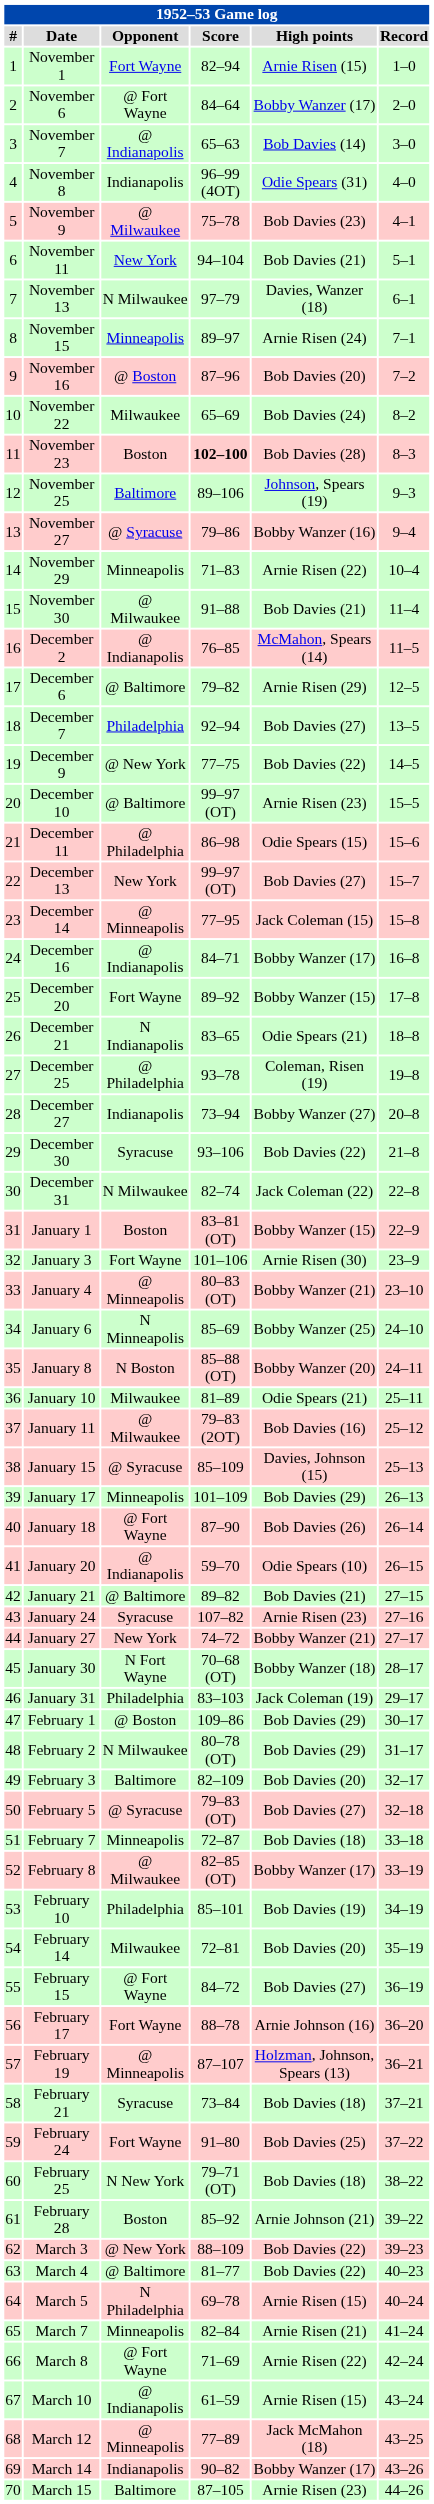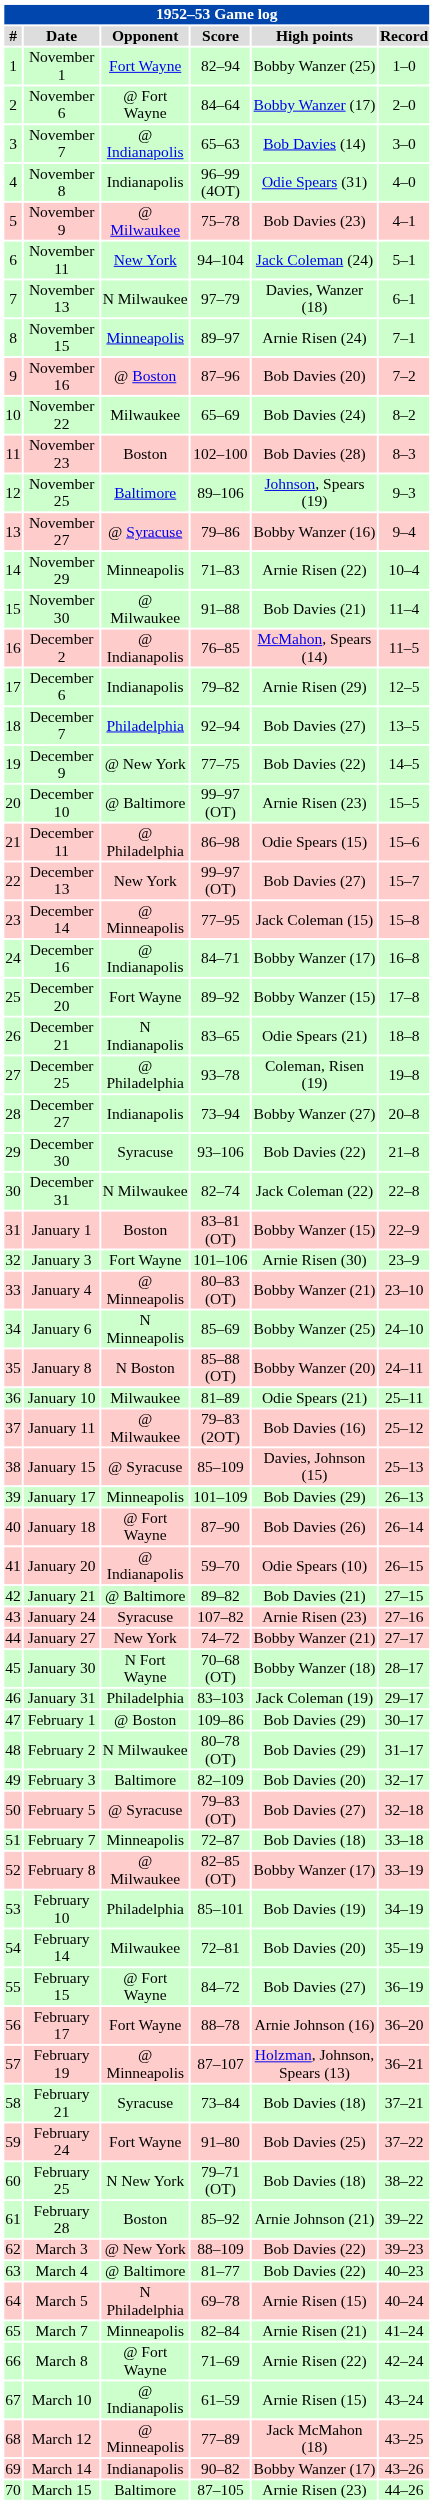(314, 66) Arnie Risen (15) -> (314, 66) Bobby Wanzer (25)
(314, 260) Bob Davies (21) -> (314, 260) Jack Coleman (24)
(220, 454) bold -> (220, 454) normal
(145, 686) @ Baltimore -> (145, 686) Indianapolis
